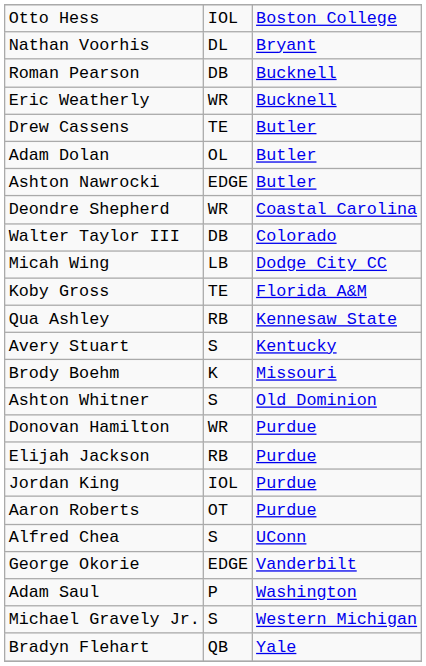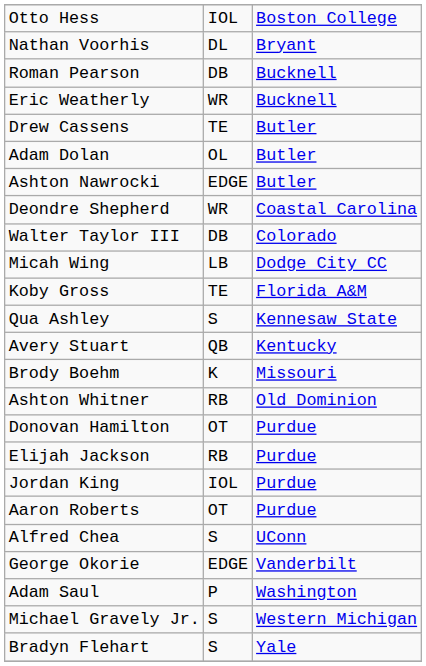(218, 319) RB -> (213, 319) S
(213, 346) S -> (218, 346) QB
(213, 401) S -> (218, 401) RB
(218, 428) WR -> (218, 428) OT
(218, 647) QB -> (213, 647) S
